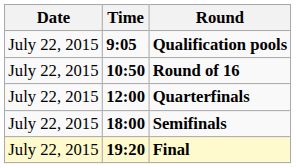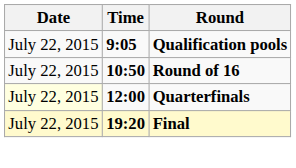(53, 96) no background -> (53, 96) lightyellow background
- row: (190, 123)
